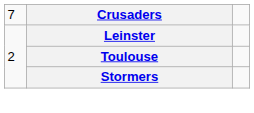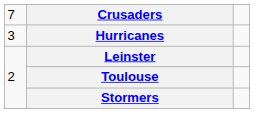+ row: (130, 35)
